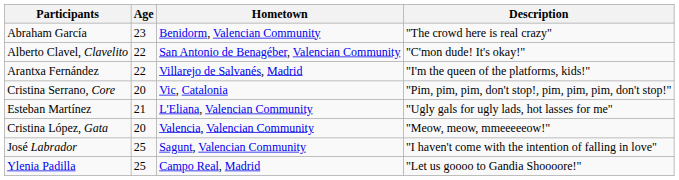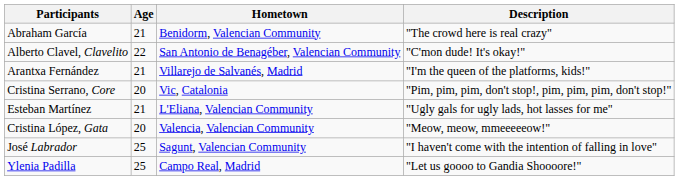(140, 33) 23 -> (140, 33) 21
(140, 71) 22 -> (140, 71) 21
